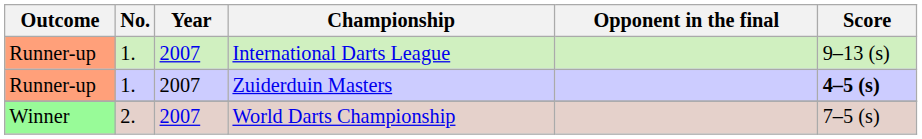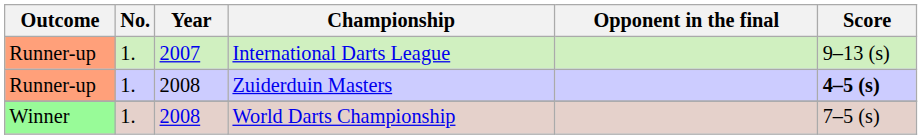(180, 85) 2007 -> (180, 85) 2008
(128, 117) 2. -> (128, 117) 1.
(180, 117) 2007 -> (180, 117) 2008
